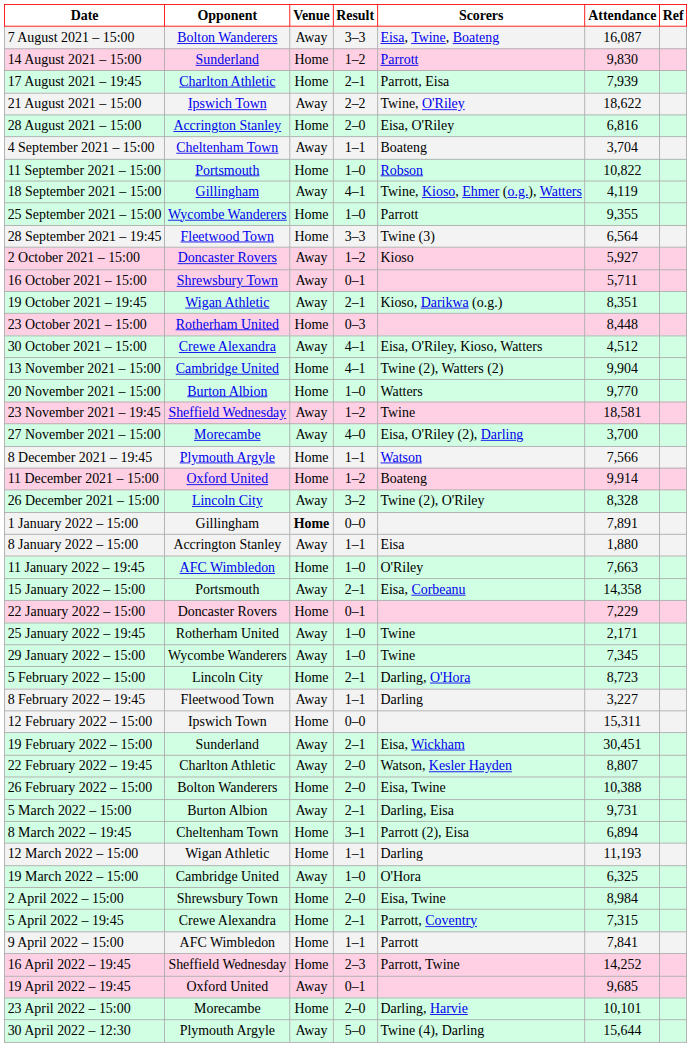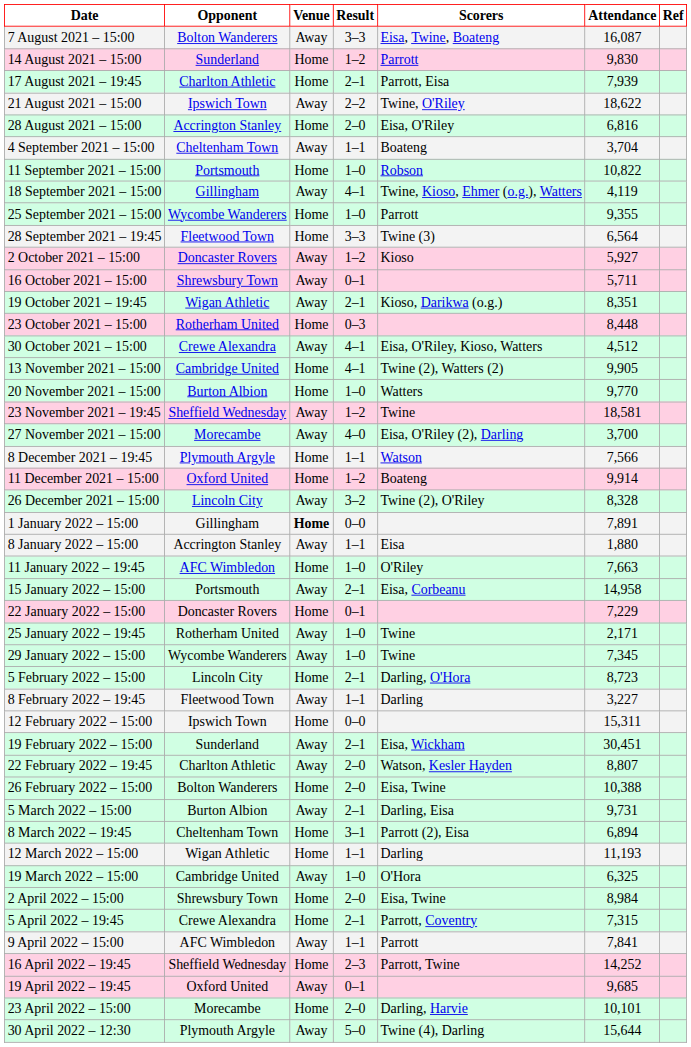(622, 368) 9,904 -> (622, 368) 9,905
(622, 589) 14,358 -> (622, 589) 14,958
(311, 942) Home -> (311, 942) Away
